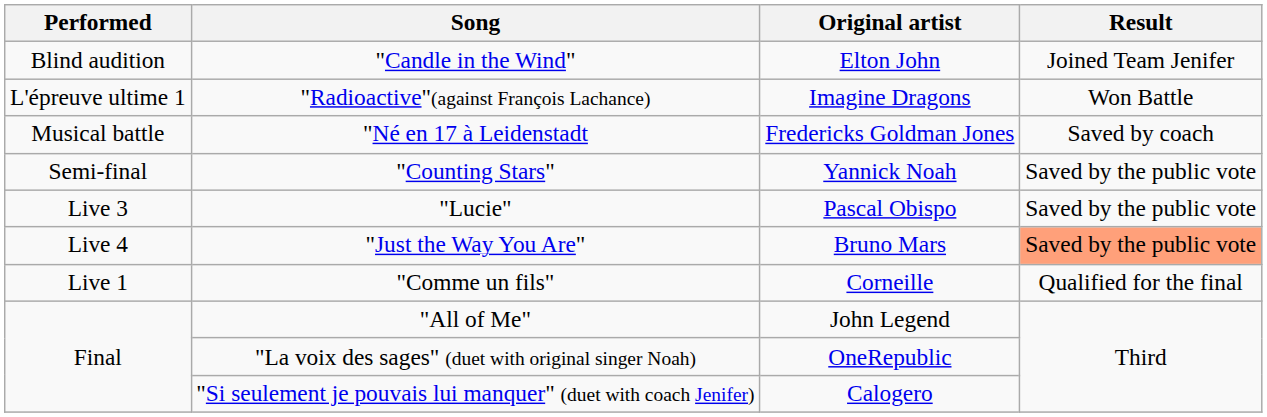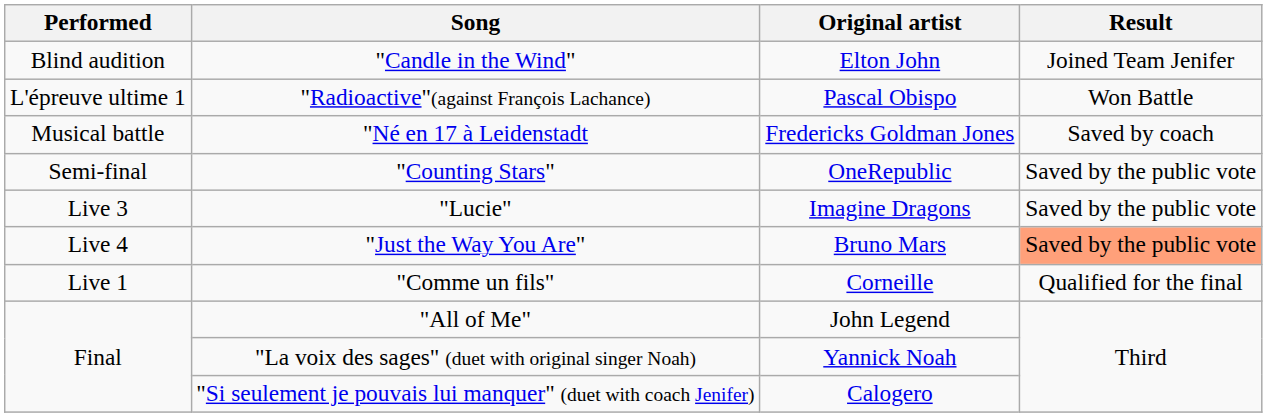(890, 97) Imagine Dragons -> (890, 97) Pascal Obispo
(890, 171) Yannick Noah -> (890, 171) OneRepublic
(890, 208) Pascal Obispo -> (890, 208) Imagine Dragons
(890, 356) OneRepublic -> (890, 356) Yannick Noah
